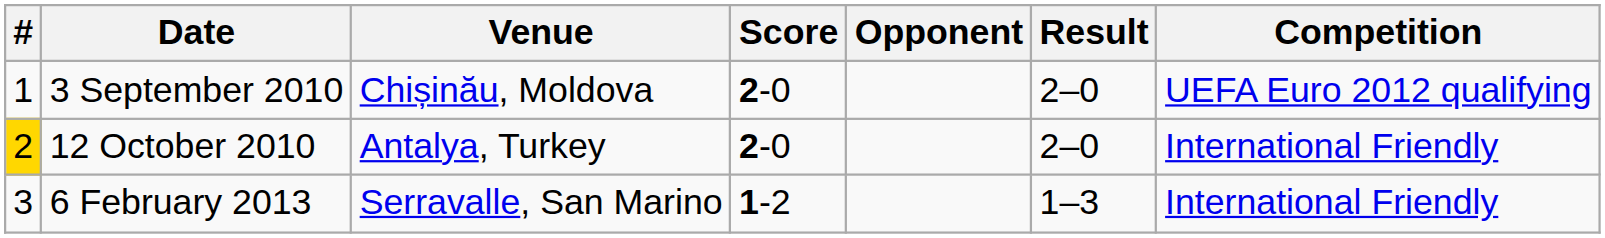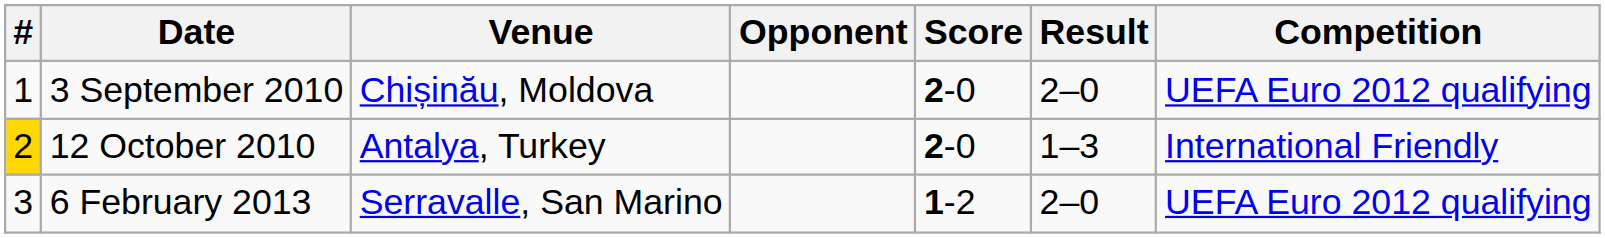columns swapped: (939, 32) <-> (789, 32)
(1069, 145) 2–0 -> (1069, 145) 1–3
(1069, 202) 1–3 -> (1069, 202) 2–0
(1332, 202) International Friendly -> (1378, 202) UEFA Euro 2012 qualifying
